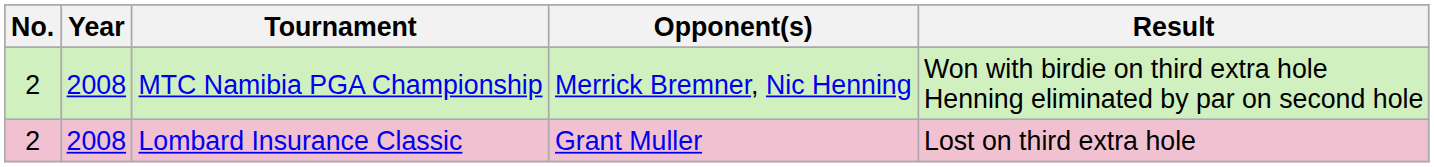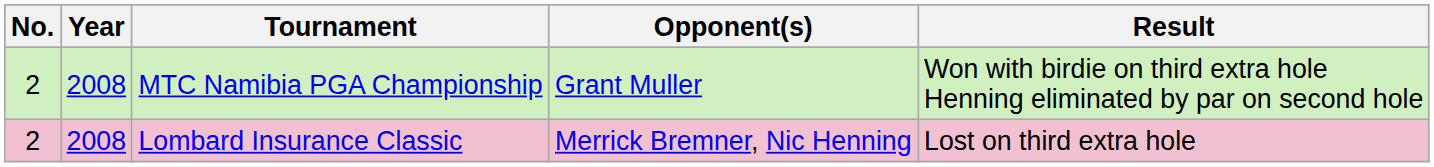(733, 84) Merrick Bremner, Nic Henning -> (629, 84) Grant Muller
(629, 141) Grant Muller -> (733, 141) Merrick Bremner, Nic Henning
